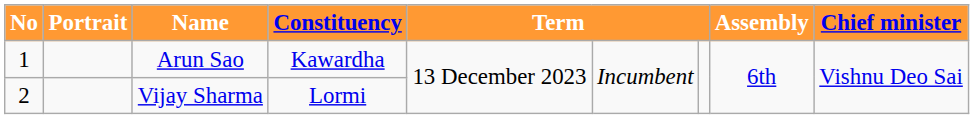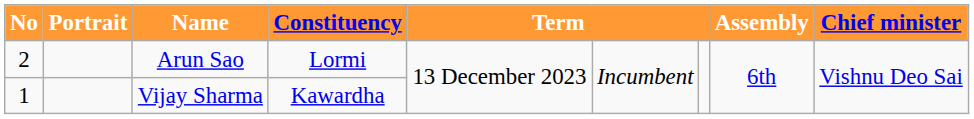(24, 58) 1 -> (24, 58) 2
(338, 58) Kawardha -> (338, 58) Lormi
(24, 95) 2 -> (24, 95) 1
(338, 95) Lormi -> (338, 95) Kawardha
